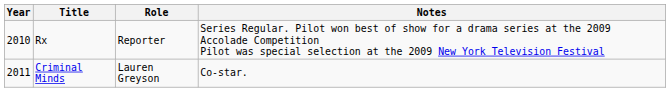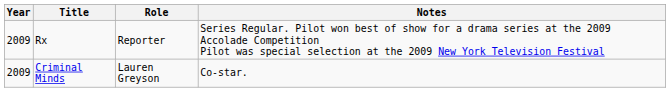(19, 40) 2010 -> (19, 40) 2009
(19, 73) 2011 -> (19, 73) 2009
